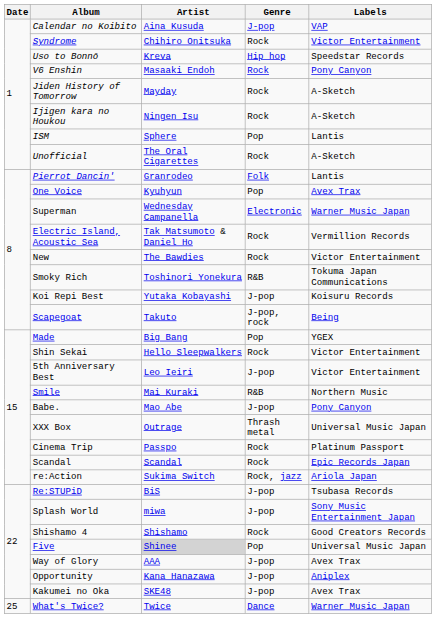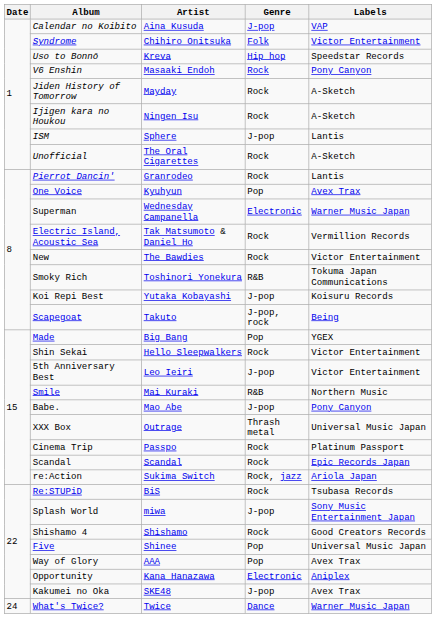(258, 41) Rock -> (258, 41) Folk
(255, 137) Pop -> (261, 137) J-pop
(258, 177) Folk -> (258, 177) Rock
(261, 492) J-pop -> (258, 492) Rock
(160, 547) lightgrey background -> (160, 547) no background
(261, 562) J-pop -> (255, 562) Pop
(261, 577) J-pop -> (274, 577) Electronic
(12, 606) 25 -> (12, 606) 24
